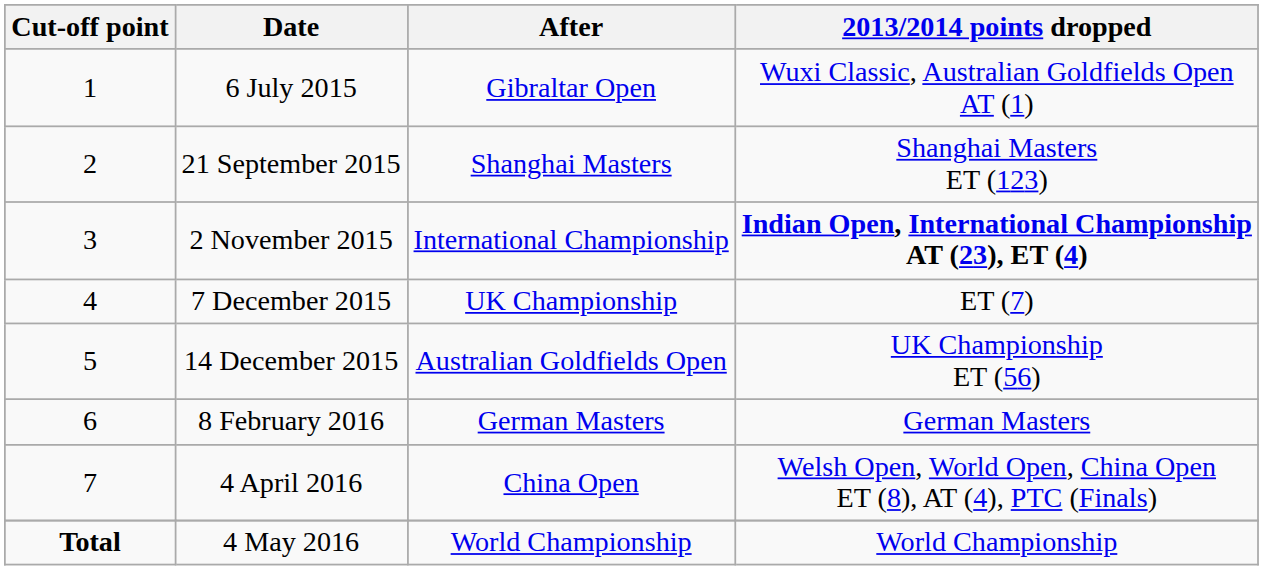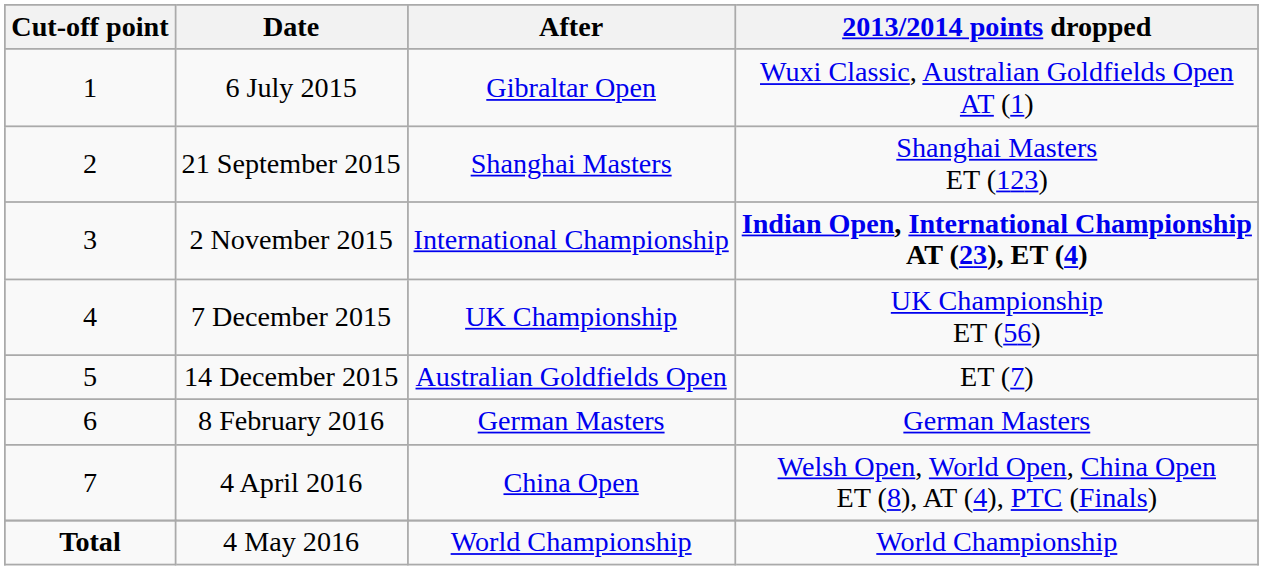(997, 300) ET (7) -> (997, 316) UK Championship ET (56)
(997, 361) UK Championship ET (56) -> (997, 376) ET (7)
